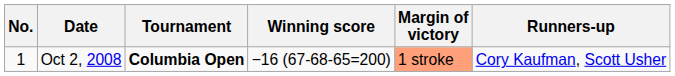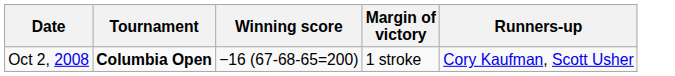- column: (21, 26)
(426, 59) lightsalmon background -> (393, 59) no background
